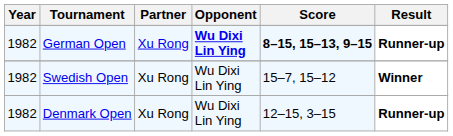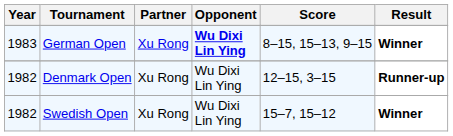(22, 43) 1982 -> (22, 43) 1983
(317, 43) bold -> (317, 43) normal
(411, 43) Runner-up -> (400, 43) Winner
rows swapped: (85, 78) <-> (87, 114)
